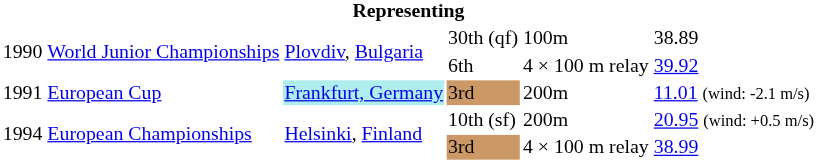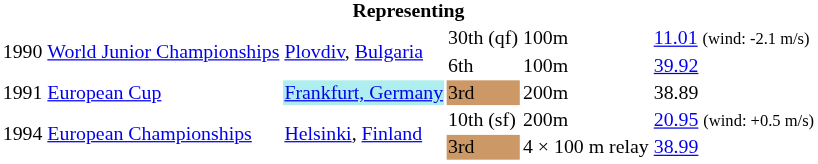(676, 38) 38.89 -> (732, 38) 11.01 (wind: -2.1 m/s)
(586, 65) 4 × 100 m relay -> (546, 65) 100m
(732, 92) 11.01 (wind: -2.1 m/s) -> (676, 92) 38.89
